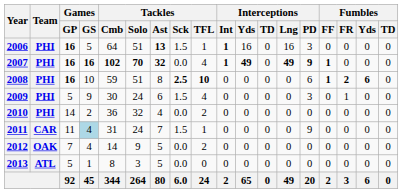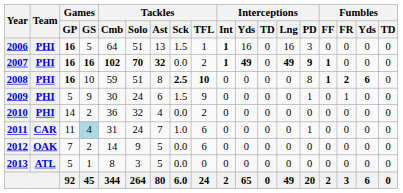(160, 46) bold -> (160, 46) normal
(204, 63) 4 -> (204, 63) 2
(310, 79) 6 -> (310, 79) 8
(204, 96) 4 -> (204, 96) 9
(310, 96) 3 -> (310, 96) 1
(181, 130) 1.5 -> (181, 130) 1.0
(204, 130) 1 -> (204, 130) 6
(310, 130) 9 -> (310, 130) 1
(89, 146) 4 -> (89, 146) 2
(204, 146) 2 -> (204, 146) 6
